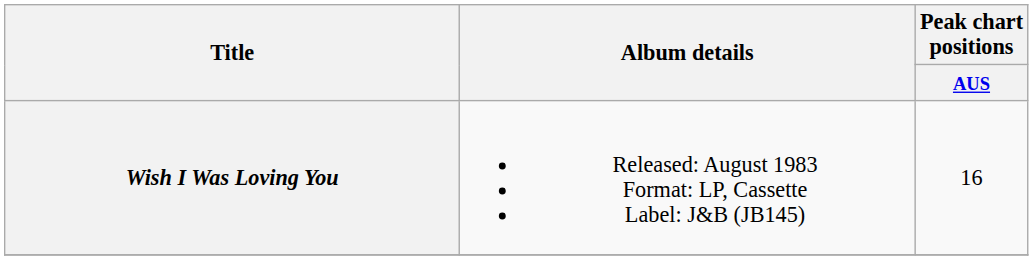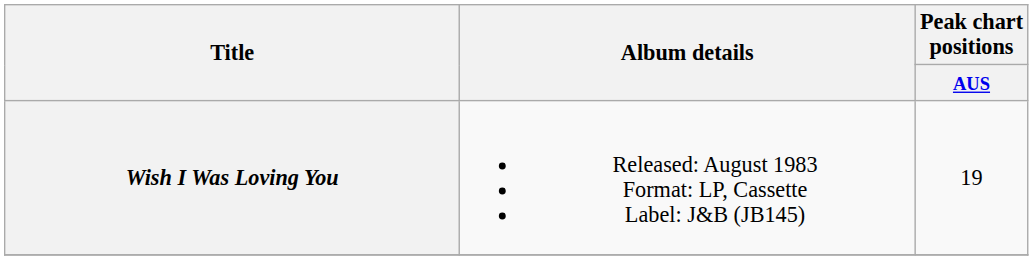(971, 177) 16 -> (971, 177) 19
